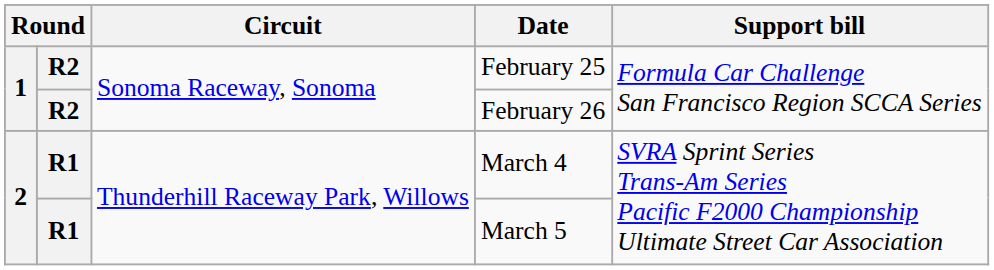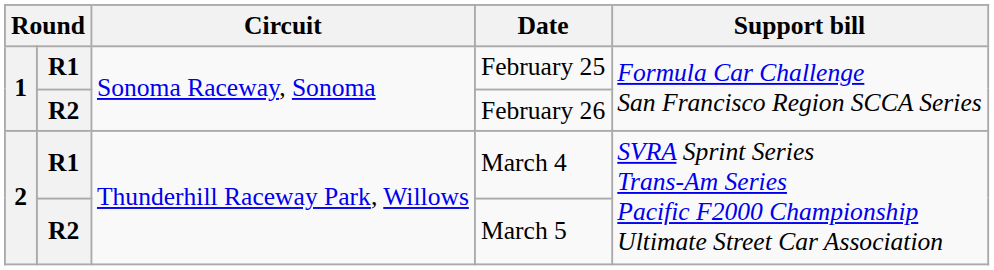(64, 67) R2 -> (64, 67) R1
(64, 229) R1 -> (64, 229) R2
